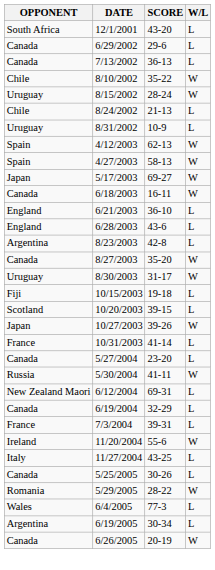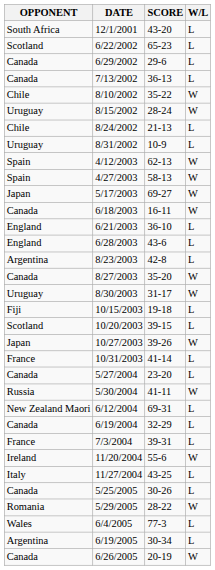+ row: (116, 45)
